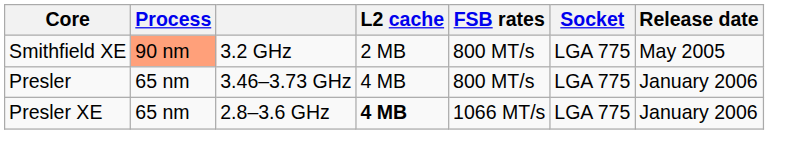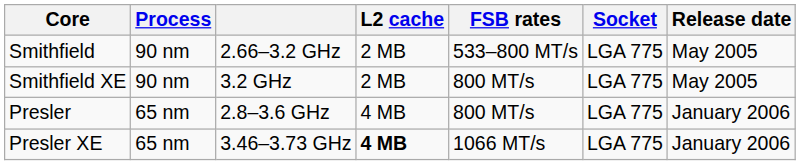+ row: (52, 50)
(162, 50) lightsalmon background -> (162, 81) no background
(286, 81) 3.46–3.73 GHz -> (275, 112) 2.8–3.6 GHz
(275, 112) 2.8–3.6 GHz -> (286, 143) 3.46–3.73 GHz
